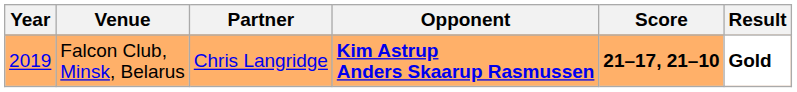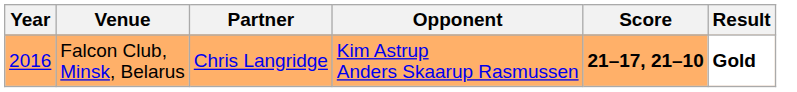(30, 61) 2019 -> (30, 61) 2016
(466, 61) bold -> (458, 61) normal
